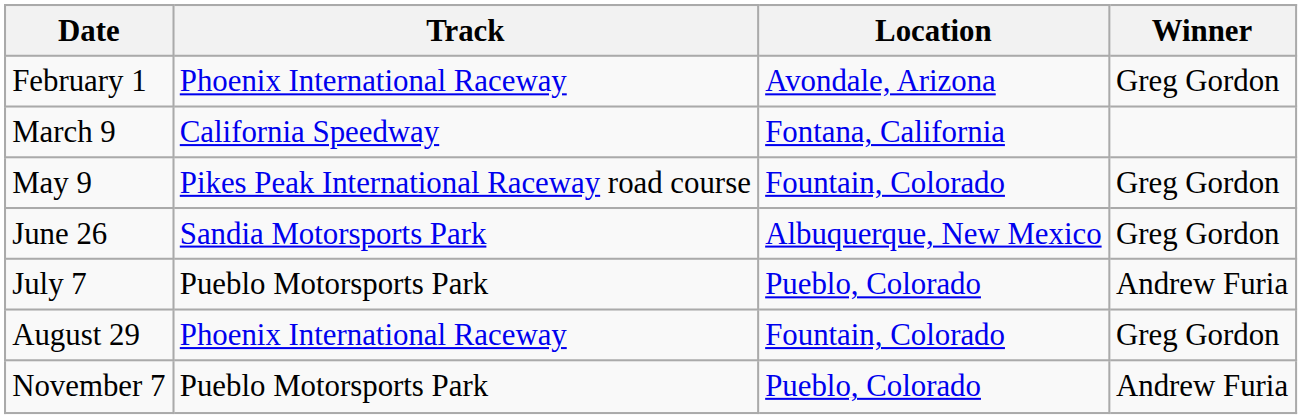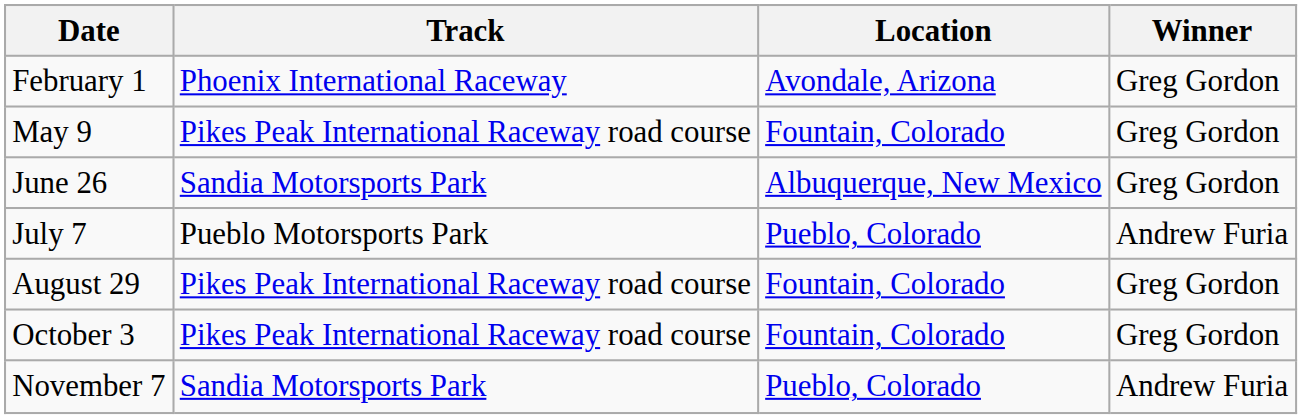- row: (64, 131)
(373, 335) Phoenix International Raceway -> (465, 284) Pikes Peak International Raceway road course
+ row: (73, 335)
(334, 386) Pueblo Motorsports Park -> (333, 386) Sandia Motorsports Park
